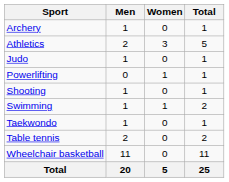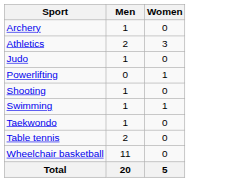- column: (204, 12)
